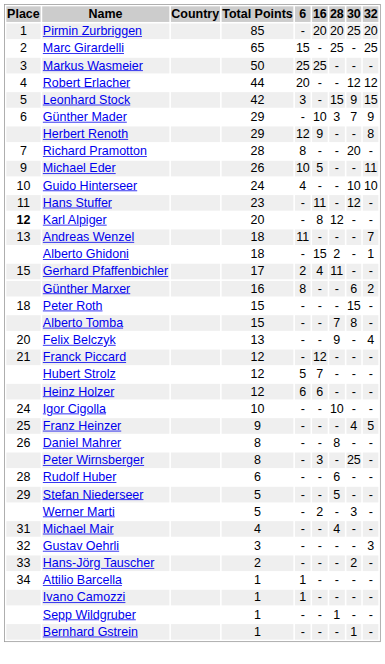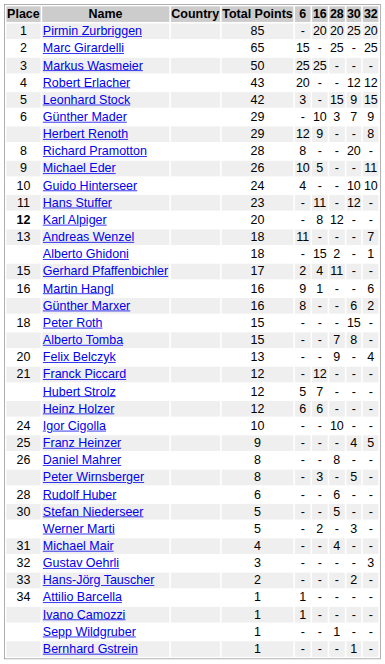(258, 82) 44 -> (258, 82) 43
(23, 151) 7 -> (23, 151) 8
+ row: (78, 288)
(354, 460) 25 -> (354, 477) 5
(23, 494) 29 -> (23, 511) 30
